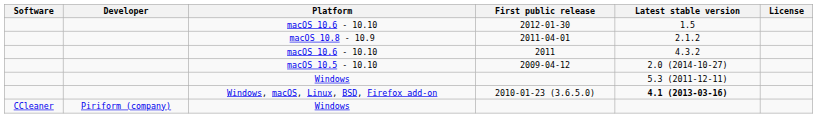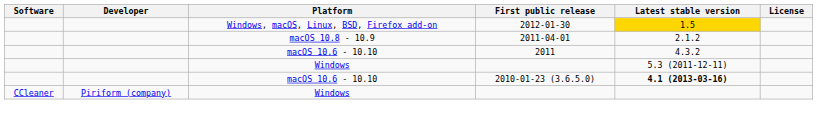(332, 25) macOS 10.6 - 10.10 -> (332, 25) Windows, macOS, Linux, BSD, Firefox add-on
(688, 25) no background -> (688, 25) gold background
- row: (34, 65)
(332, 92) Windows, macOS, Linux, BSD, Firefox add-on -> (332, 79) macOS 10.6 - 10.10
